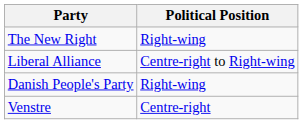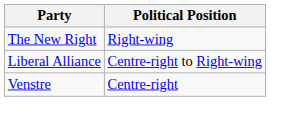- row: (71, 84)
